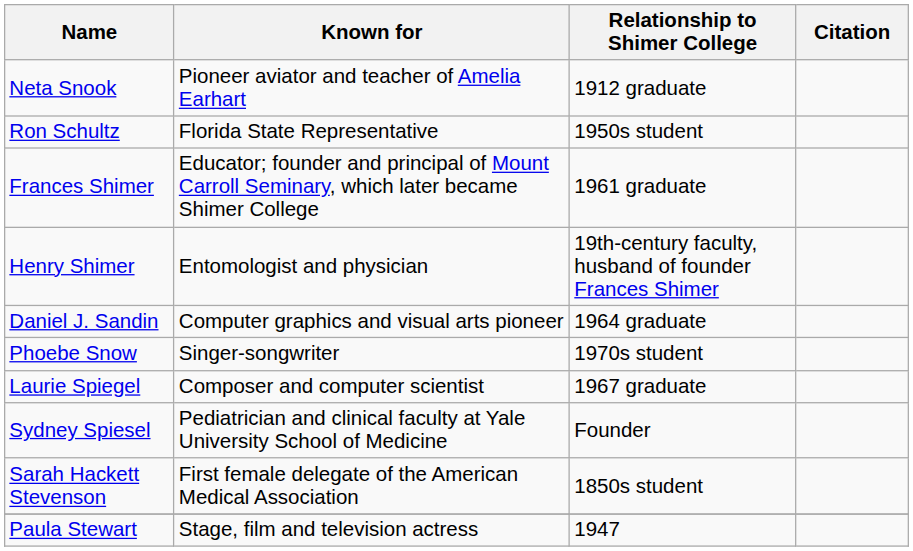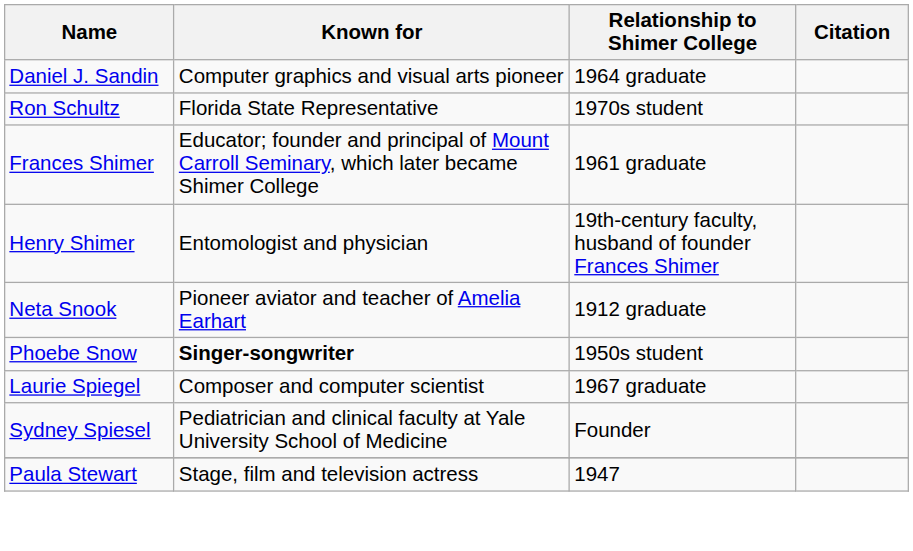rows swapped: (84, 321) <-> (63, 87)
(639, 131) 1950s student -> (639, 108) 1970s student
(259, 353) normal -> (266, 353) bold
(639, 353) 1970s student -> (639, 353) 1950s student
- row: (74, 485)
